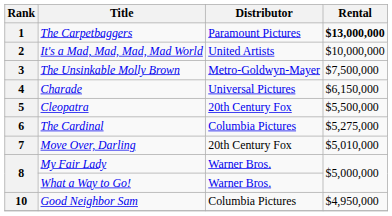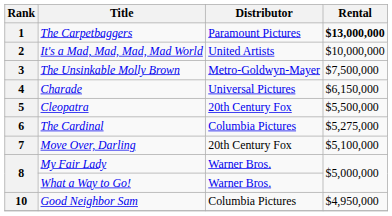(352, 145) $5,010,000 -> (352, 145) $5,100,000
